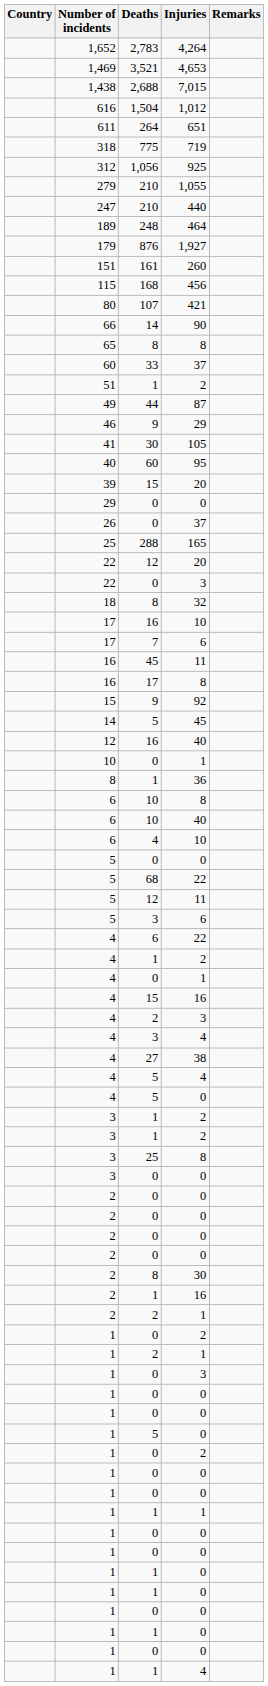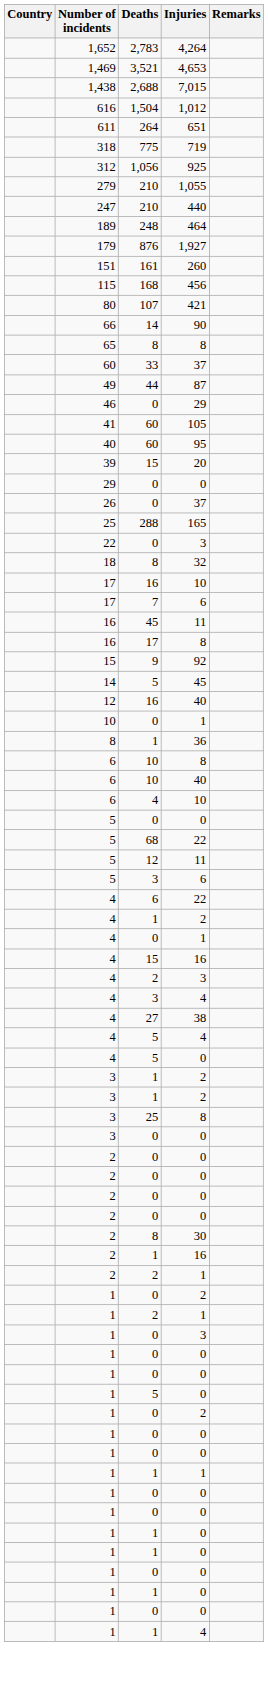- row: (110, 384)
(155, 424) 9 -> (155, 404) 0
(152, 444) 30 -> (152, 424) 60
- row: (110, 562)
